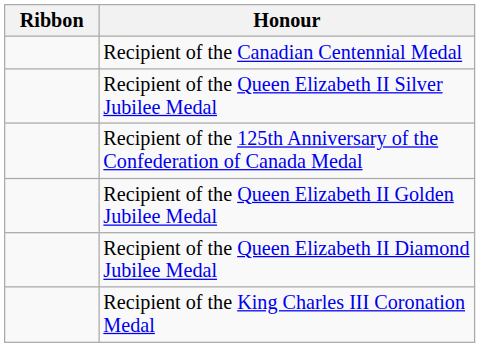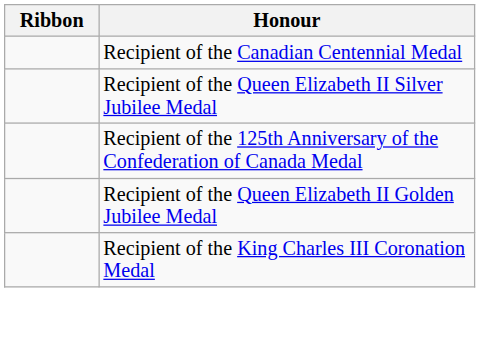- row: (286, 259)
